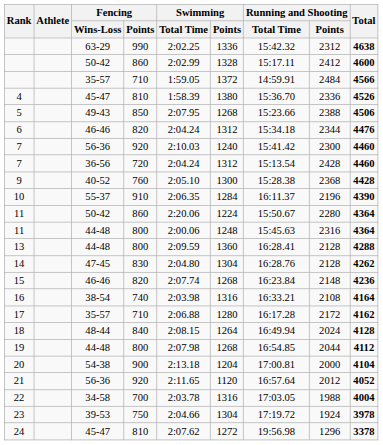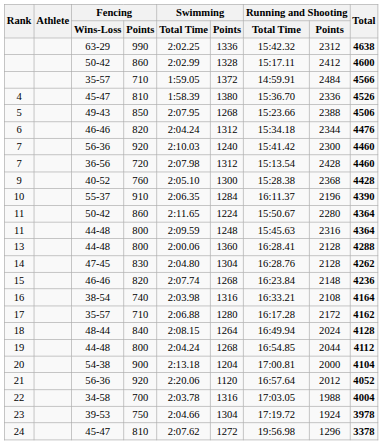(184, 163) 2:04.24 -> (184, 163) 2:07.98
(184, 213) 2:20.06 -> (184, 213) 2:11.65
(184, 230) 2:00.06 -> (184, 230) 2:09.59
(184, 247) 2:09.59 -> (184, 247) 2:00.06
(184, 347) 2:07.98 -> (184, 347) 2:04.24
(184, 381) 2:11.65 -> (184, 381) 2:20.06
